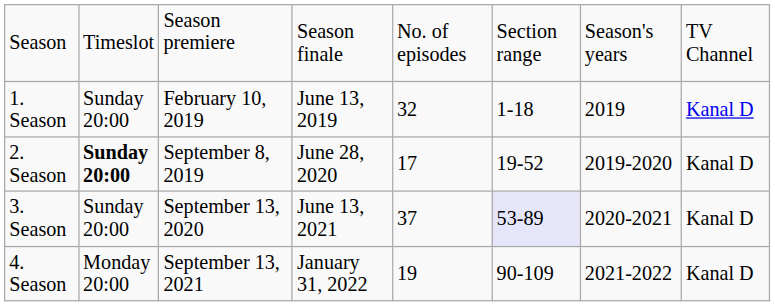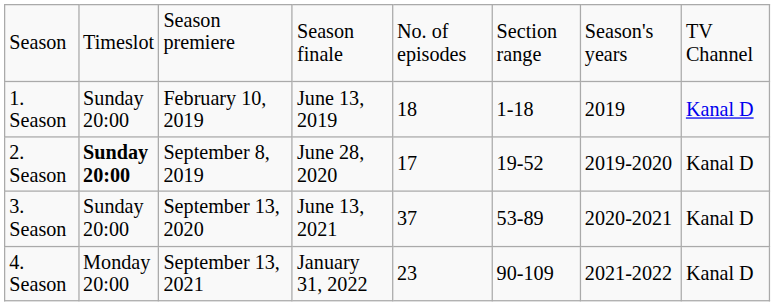(407, 109) 32 -> (407, 109) 18
(520, 218) lavender background -> (520, 218) no background
(407, 273) 19 -> (407, 273) 23
